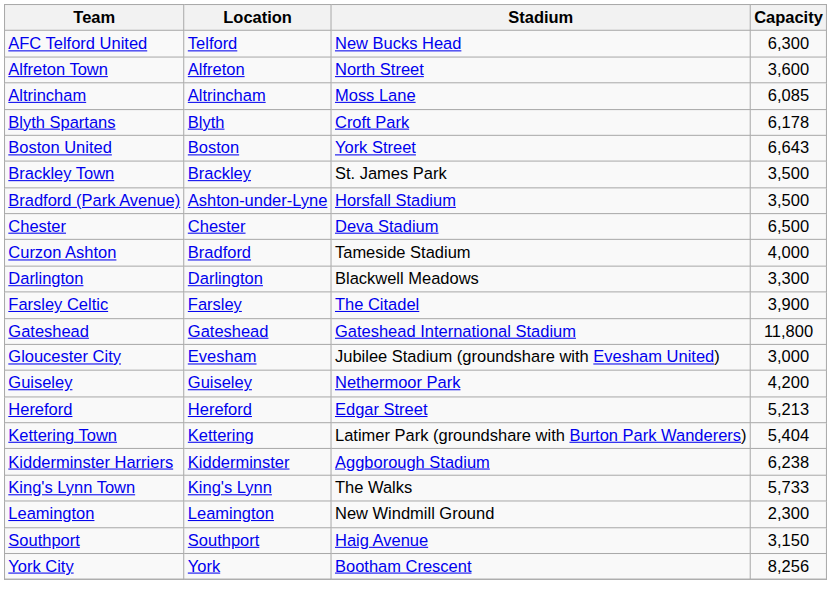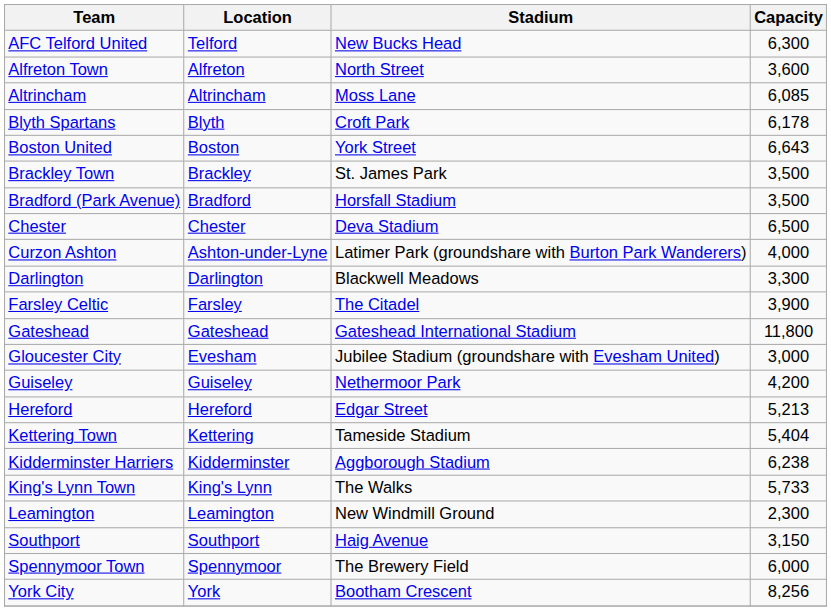(258, 200) Ashton-under-Lyne -> (219, 200) Bradford
(219, 252) Bradford -> (258, 252) Ashton-under-Lyne
(403, 252) Tameside Stadium -> (541, 252) Latimer Park (groundshare with Burton Park Wanderers)
(541, 435) Latimer Park (groundshare with Burton Park Wanderers) -> (403, 435) Tameside Stadium
+ row: (76, 566)
